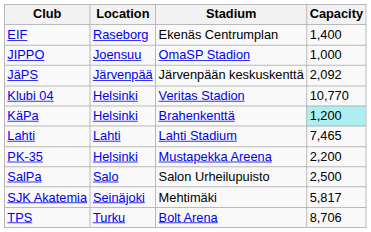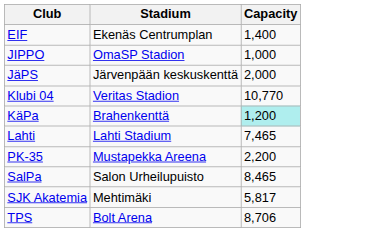- column: (123, 14)
(326, 75) 2,092 -> (260, 75) 2,000
(326, 177) 2,500 -> (260, 177) 8,465
